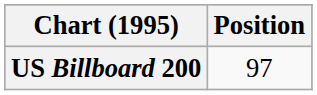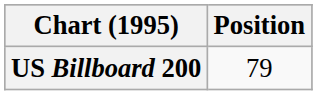(259, 67) 97 -> (259, 67) 79
